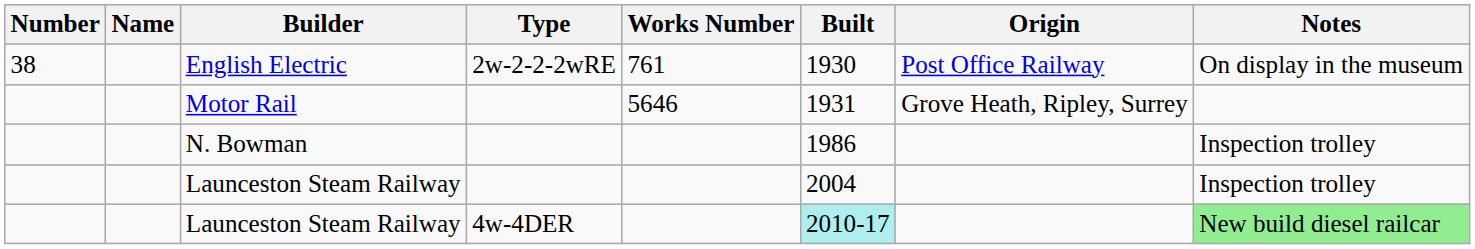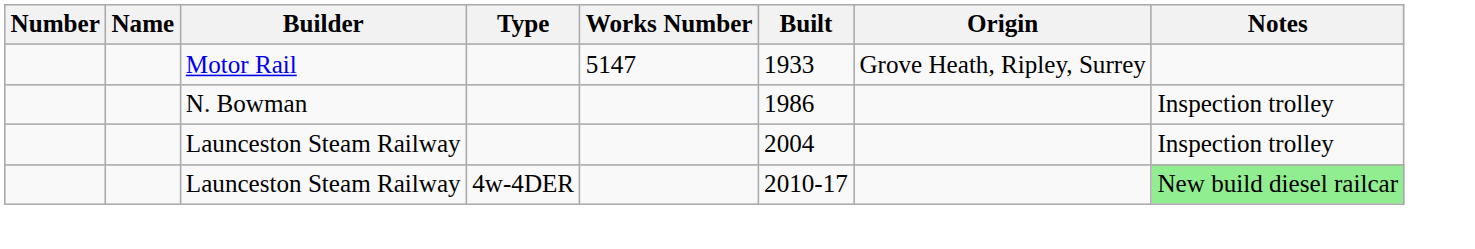- row: (266, 64)
(653, 104) 5646 -> (611, 64) 5147
(831, 104) 1931 -> (789, 64) 1933
(848, 223) paleturquoise background -> (806, 183) no background
